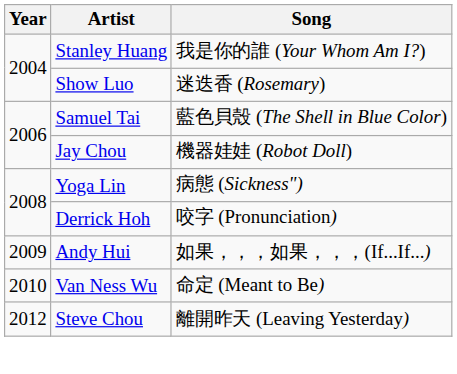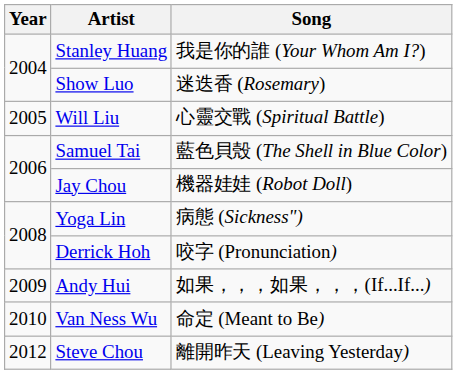+ row: (87, 118)
